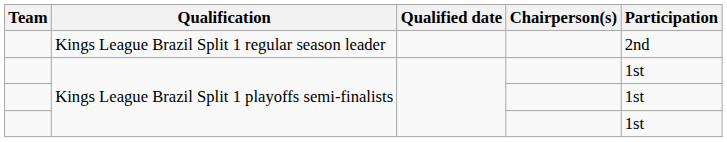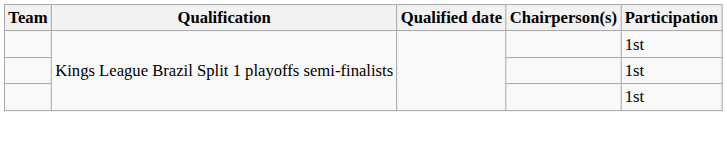- row: (28, 44)
